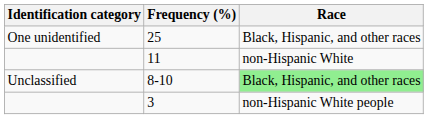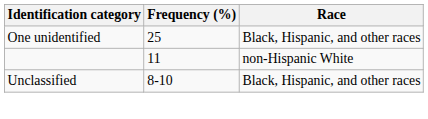(331, 80) lightgreen background -> (331, 80) no background
- row: (151, 102)
